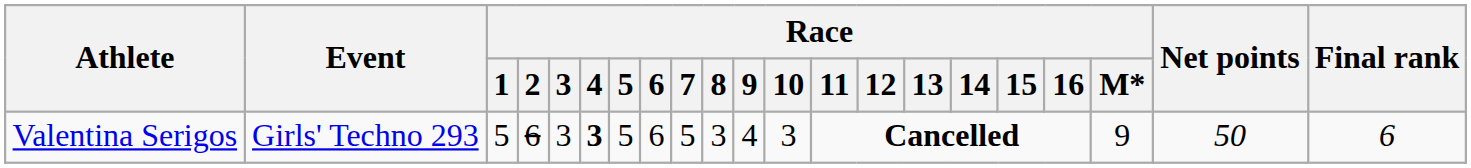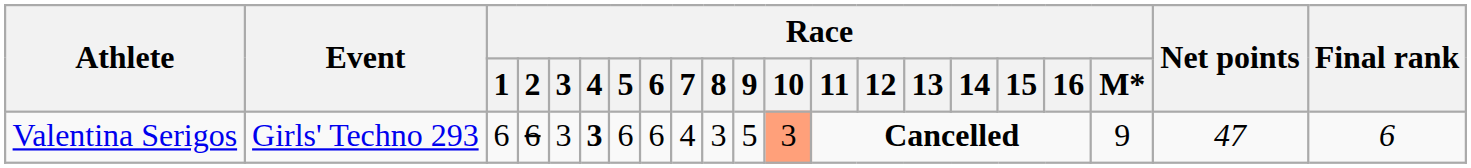(502, 136) 5 -> (502, 136) 6
(626, 136) 5 -> (626, 136) 6
(687, 136) 5 -> (687, 136) 4
(749, 136) 4 -> (749, 136) 5
(788, 136) no background -> (788, 136) lightsalmon background
(1230, 136) 50 -> (1230, 136) 47
